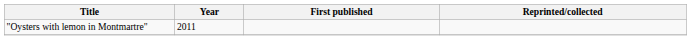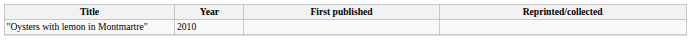(186, 27) 2011 -> (187, 27) 2010
